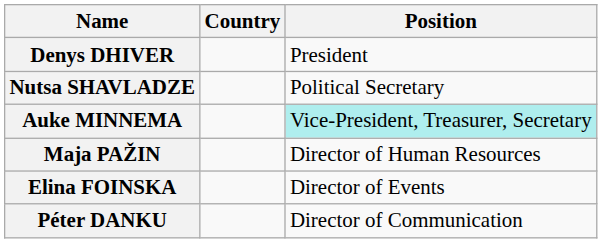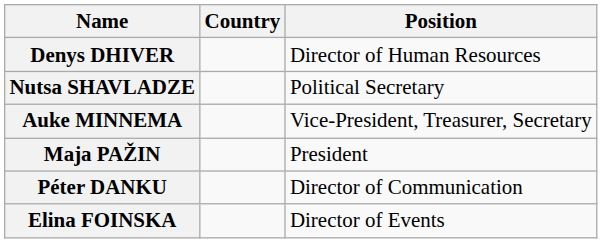(329, 54) President -> (415, 54) Director of Human Resources
(441, 120) paleturquoise background -> (441, 120) no background
(415, 154) Director of Human Resources -> (329, 154) President
rows swapped: (102, 220) <-> (102, 187)
